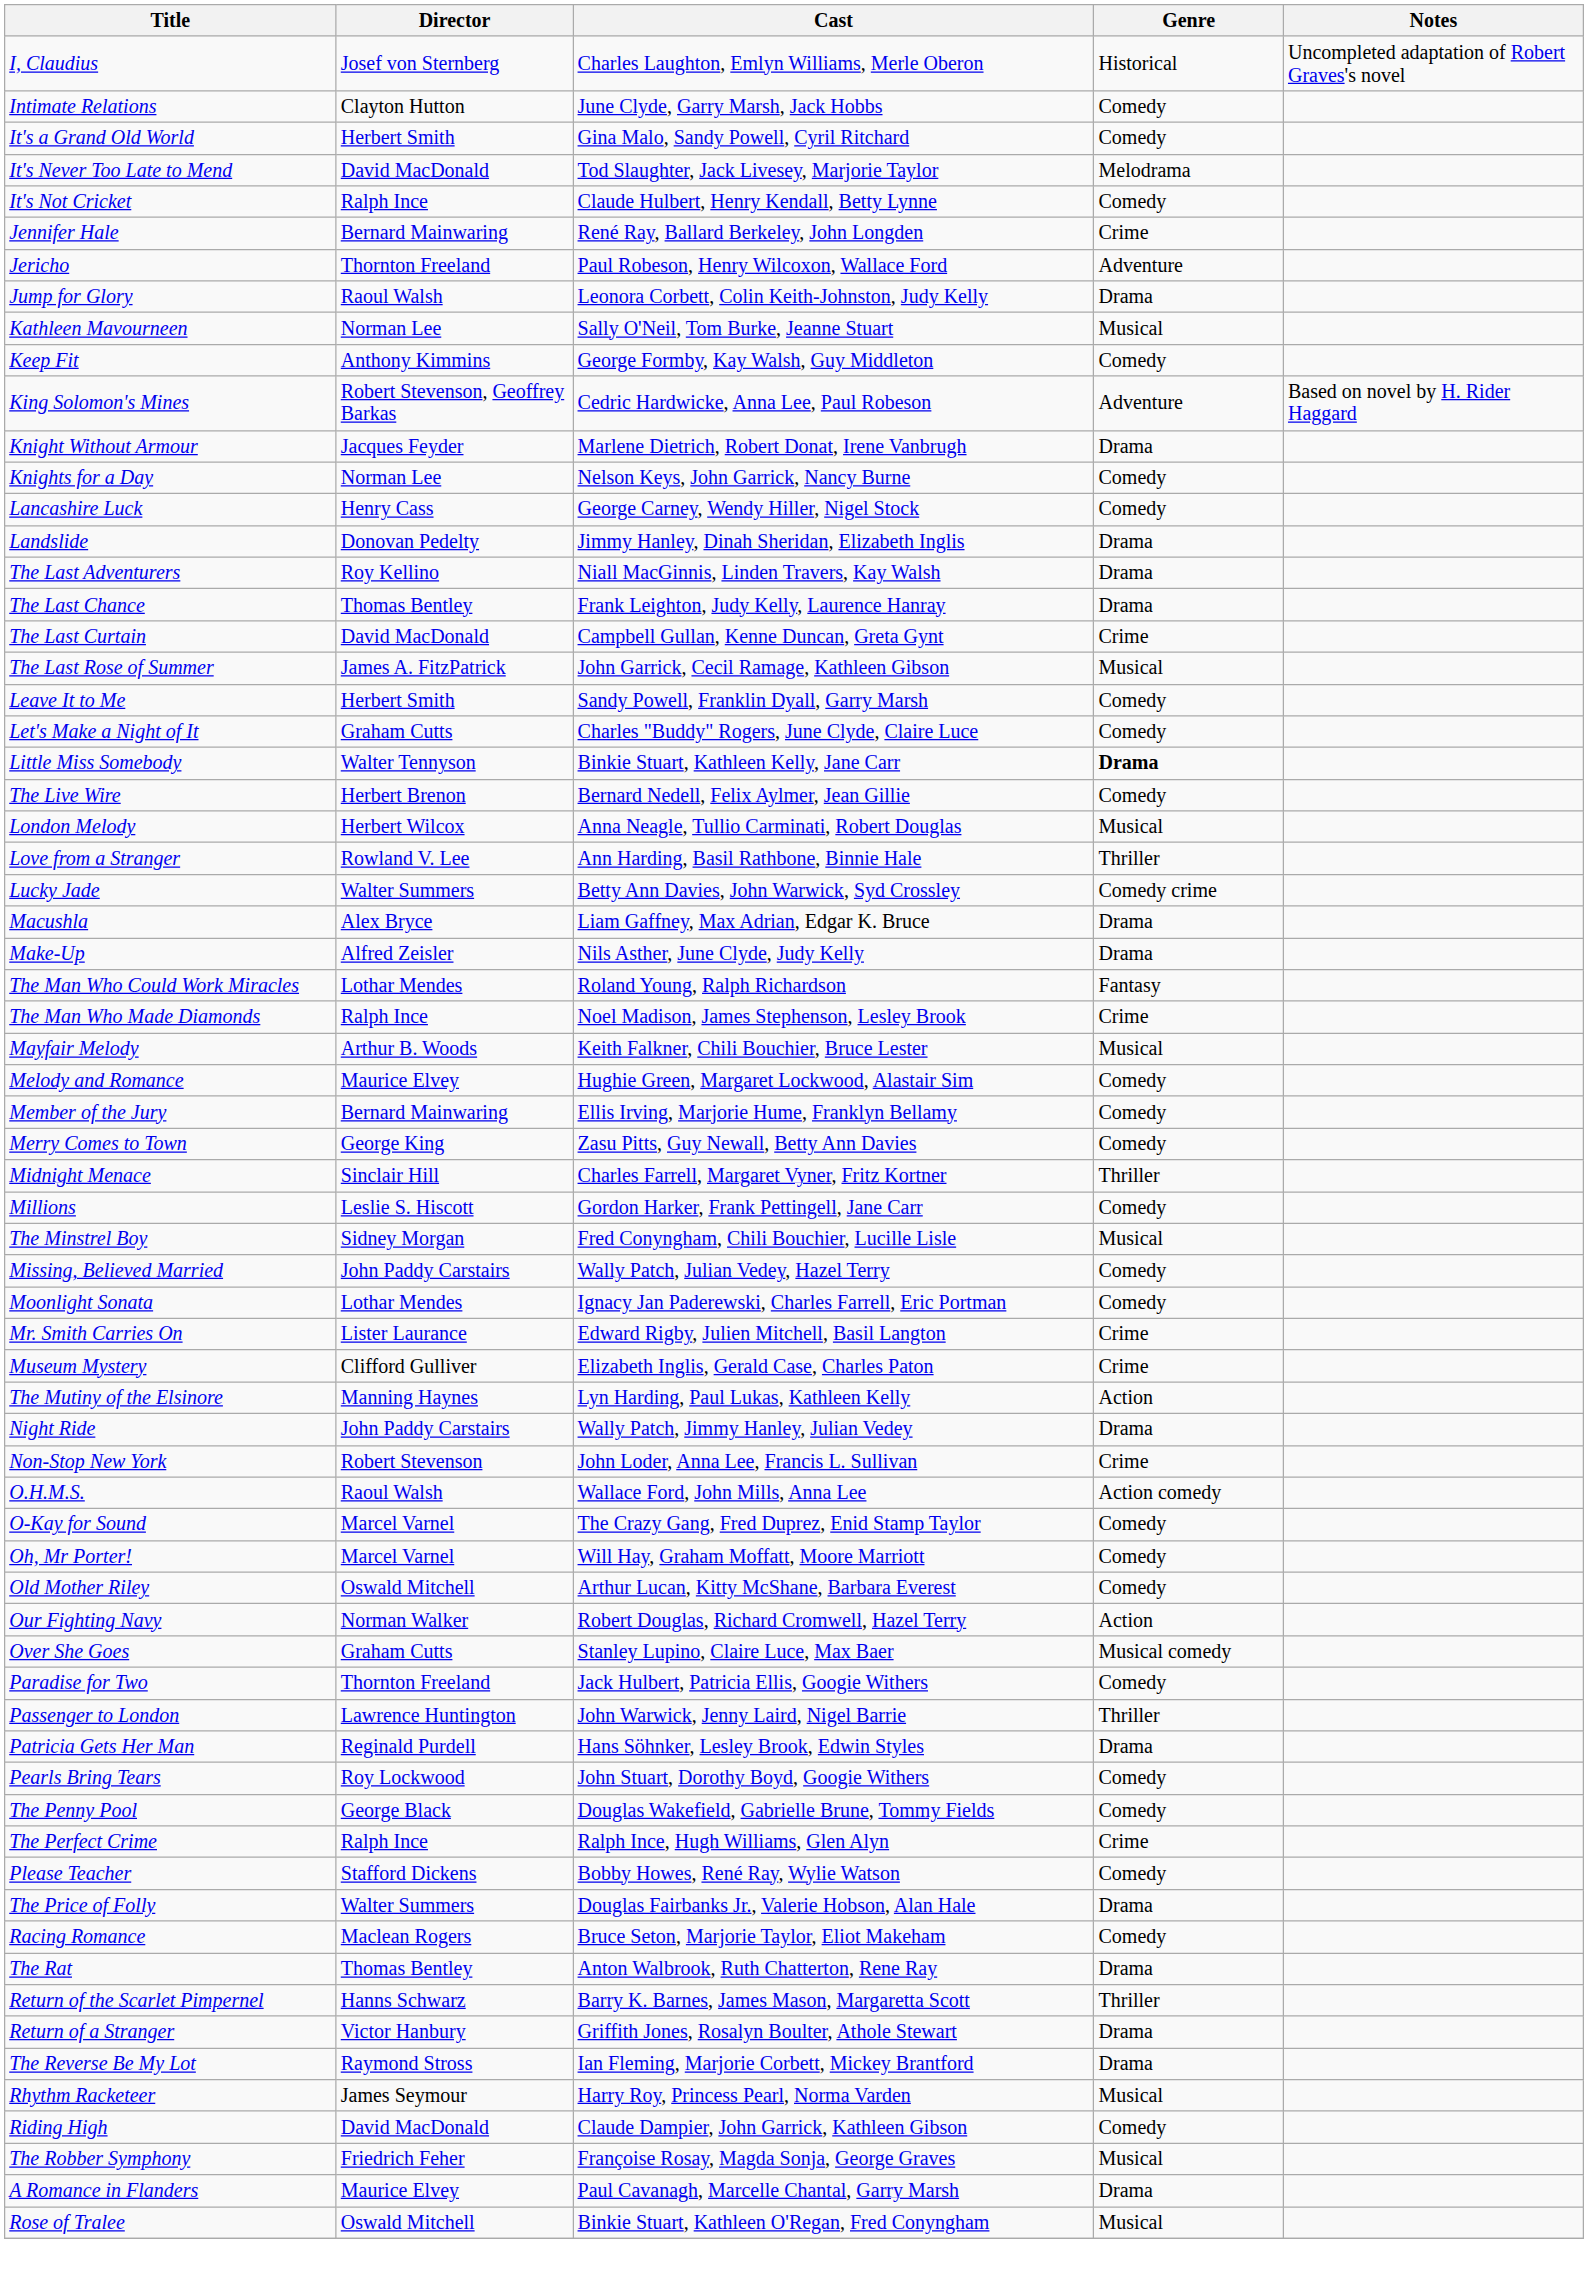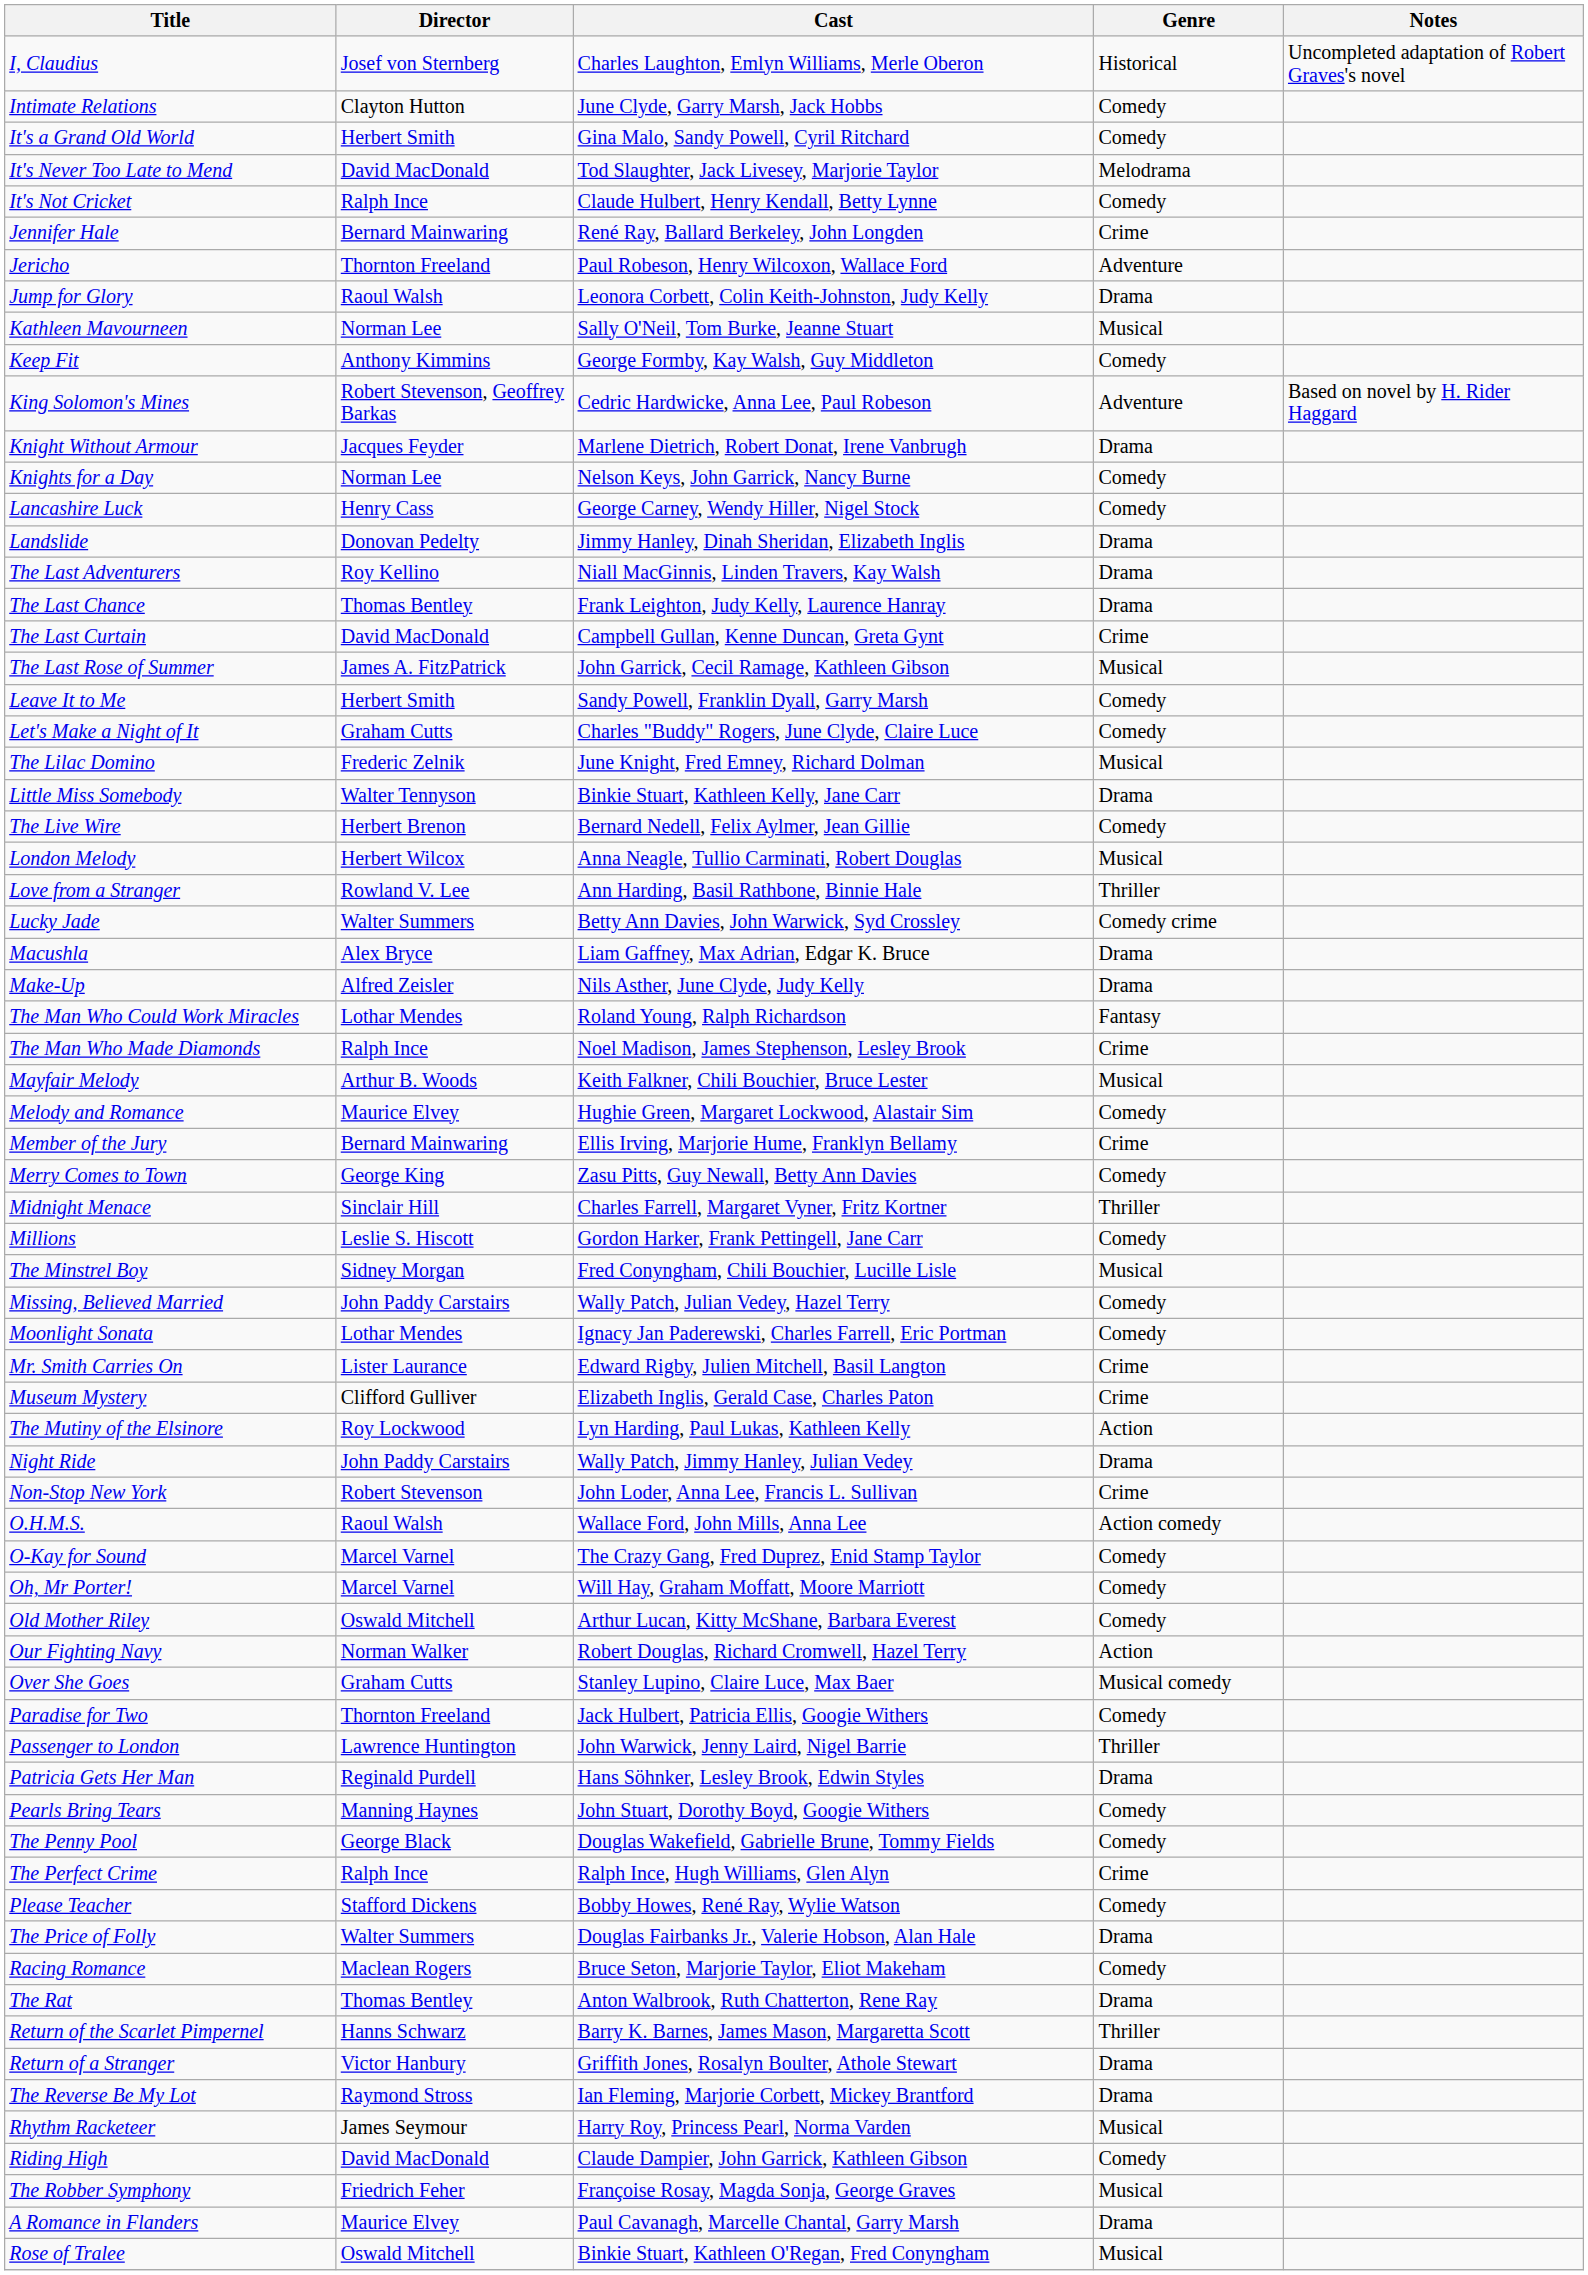+ row: (82, 763)
(1129, 763) bold -> (1126, 794) normal
(1132, 1112) Comedy -> (1124, 1143) Crime
(409, 1397) Manning Haynes -> (403, 1429) Roy Lockwood
(403, 1778) Roy Lockwood -> (409, 1809) Manning Haynes
